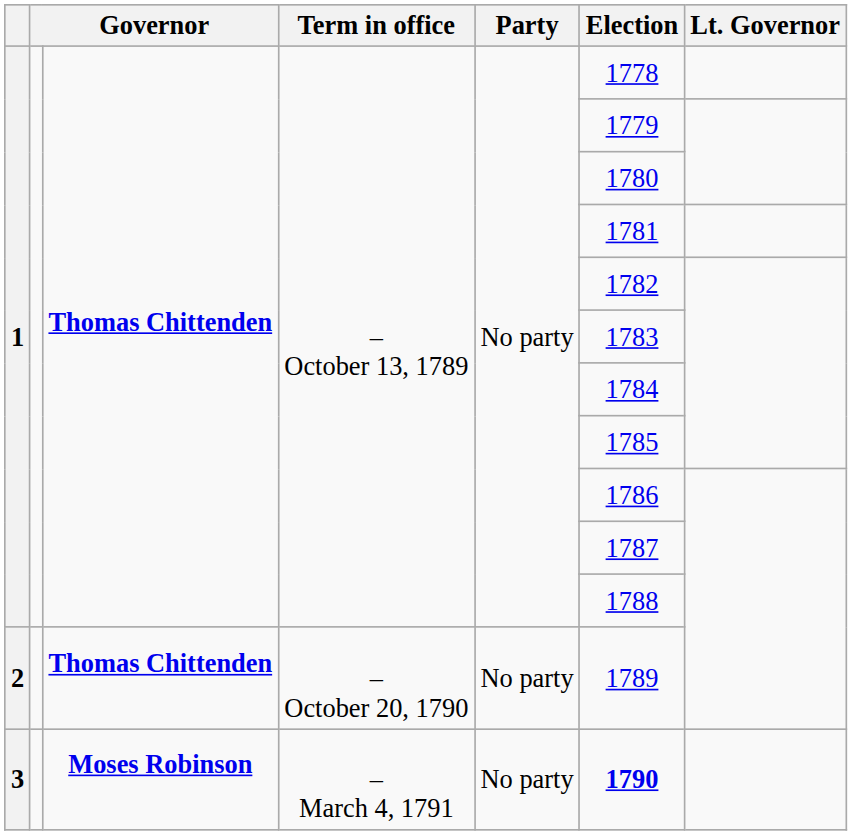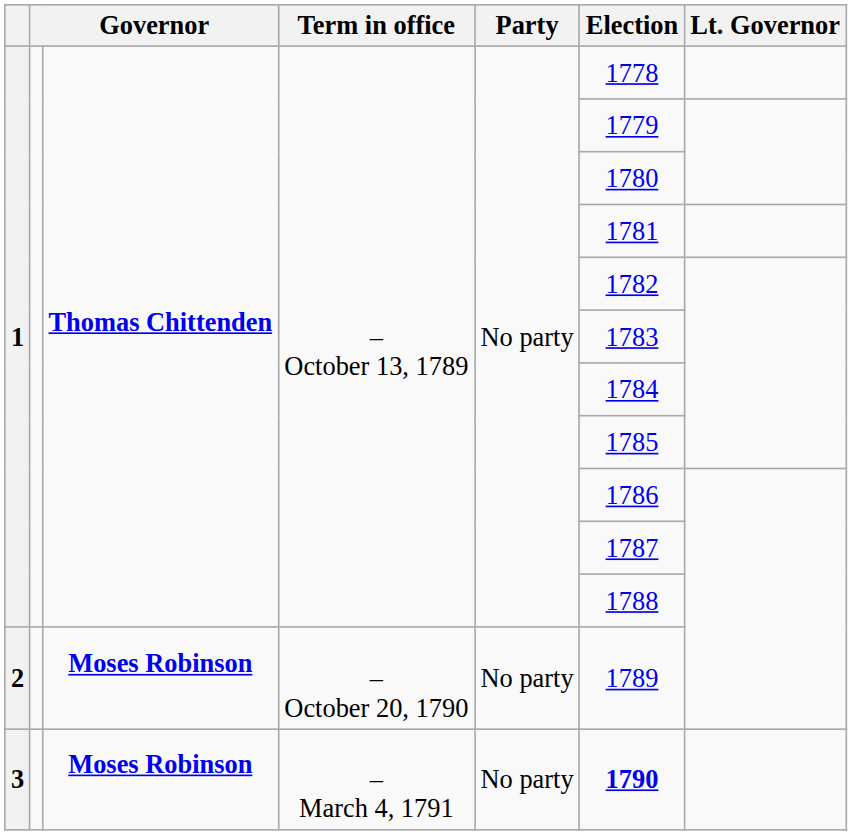(160, 662) Thomas Chittenden -> (160, 662) Moses Robinson
